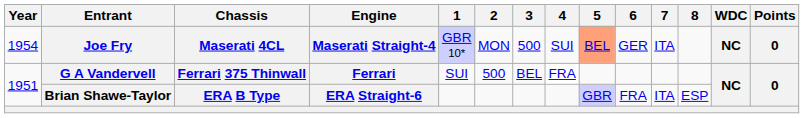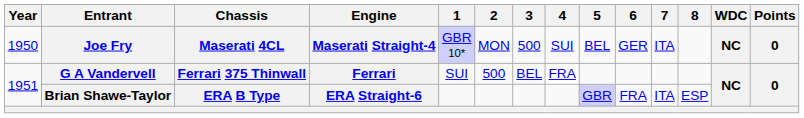(23, 45) 1954 -> (23, 45) 1950
(597, 45) lightsalmon background -> (597, 45) no background
